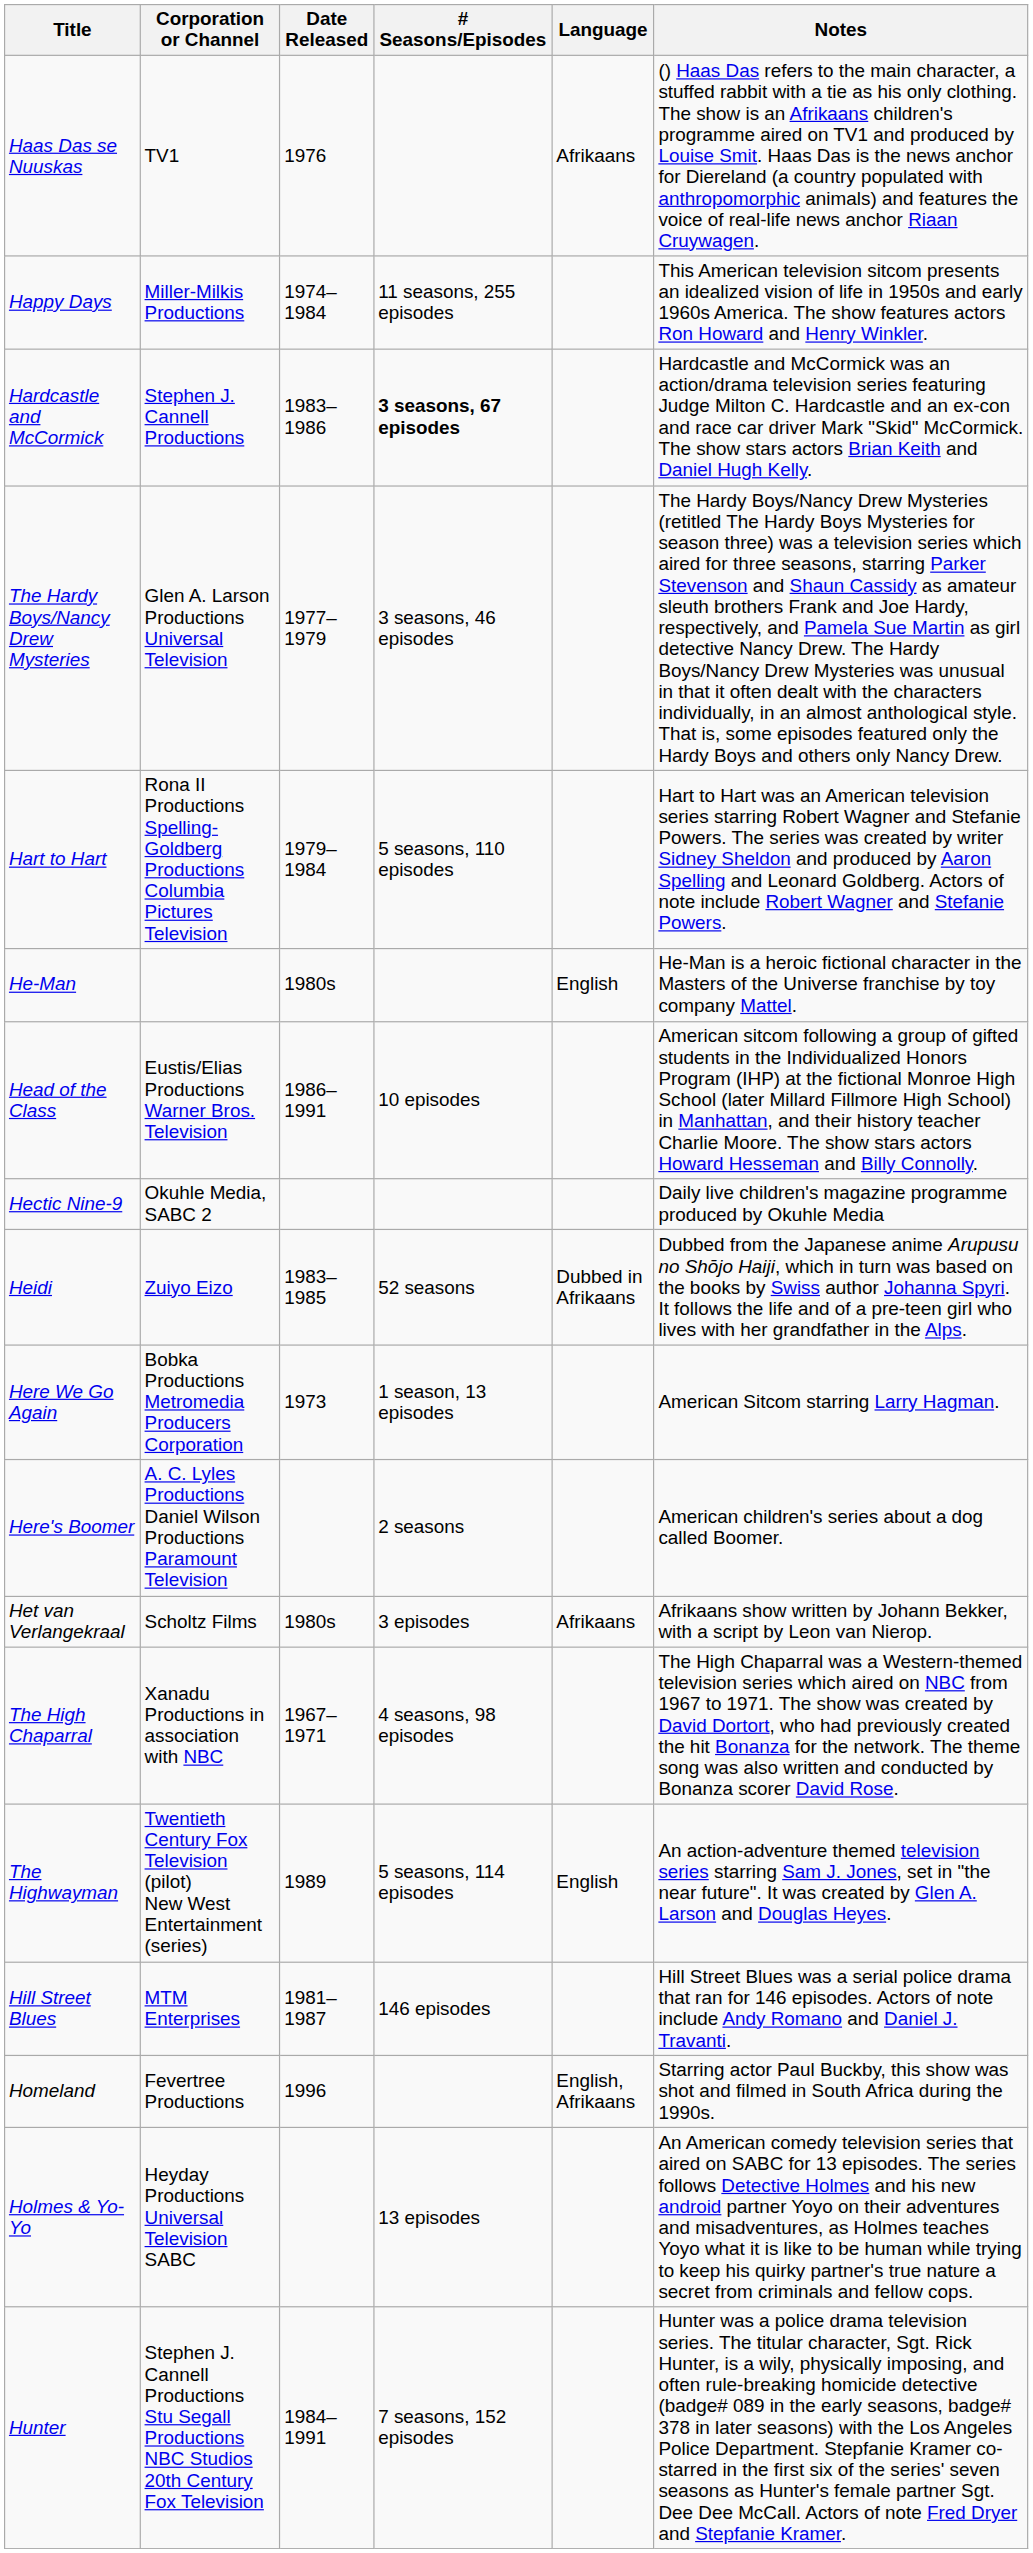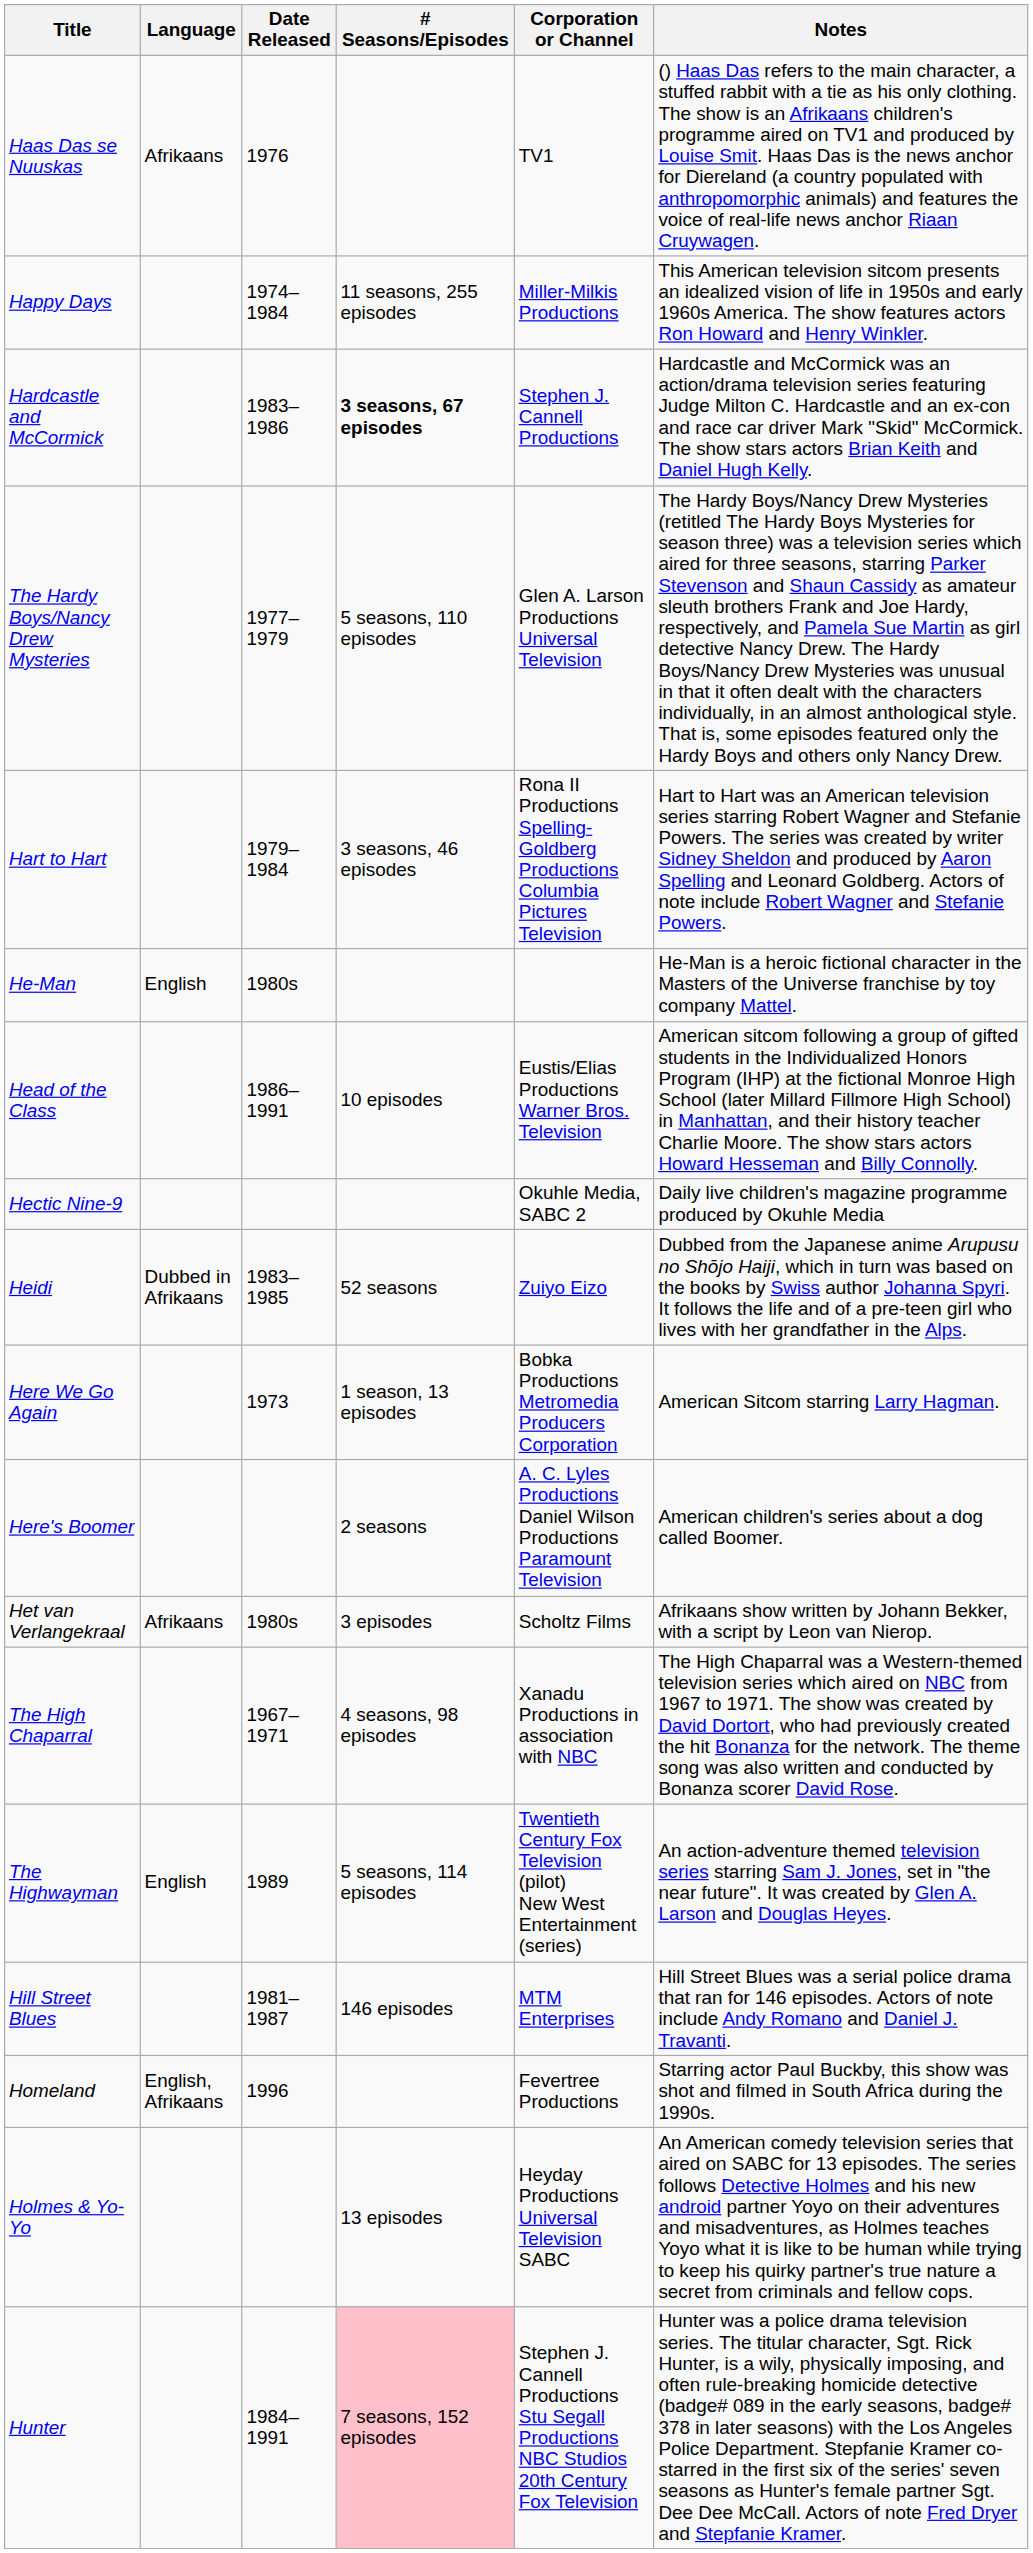columns swapped: (603, 30) <-> (210, 30)
(437, 627) 3 seasons, 46 episodes -> (404, 627) 5 seasons, 110 episodes
(442, 859) 5 seasons, 110 episodes -> (399, 859) 3 seasons, 46 episodes
(442, 2427) no background -> (405, 2427) pink background
